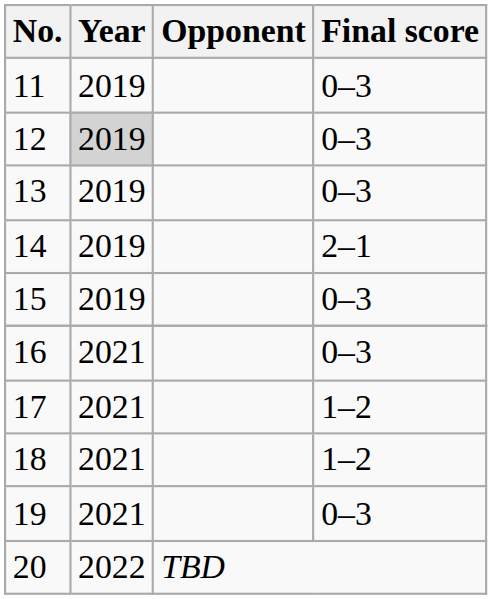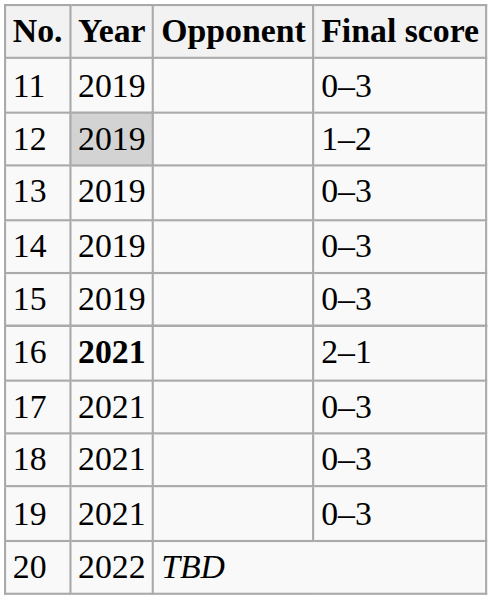(347, 138) 0–3 -> (347, 138) 1–2
(347, 245) 2–1 -> (347, 245) 0–3
(112, 352) normal -> (112, 352) bold
(347, 352) 0–3 -> (347, 352) 2–1
(347, 406) 1–2 -> (347, 406) 0–3
(347, 459) 1–2 -> (347, 459) 0–3
